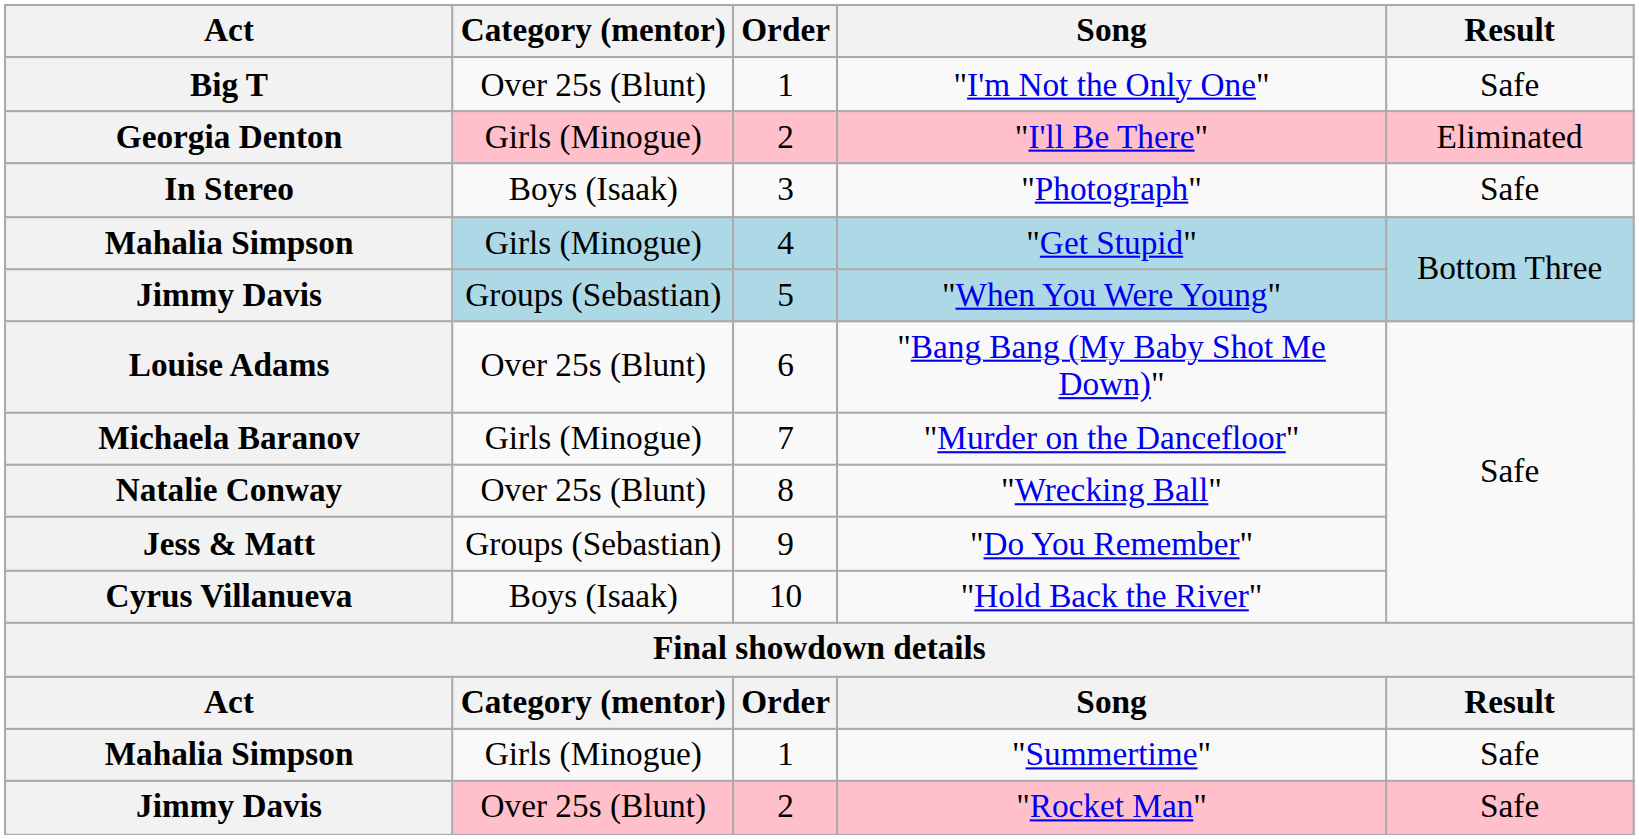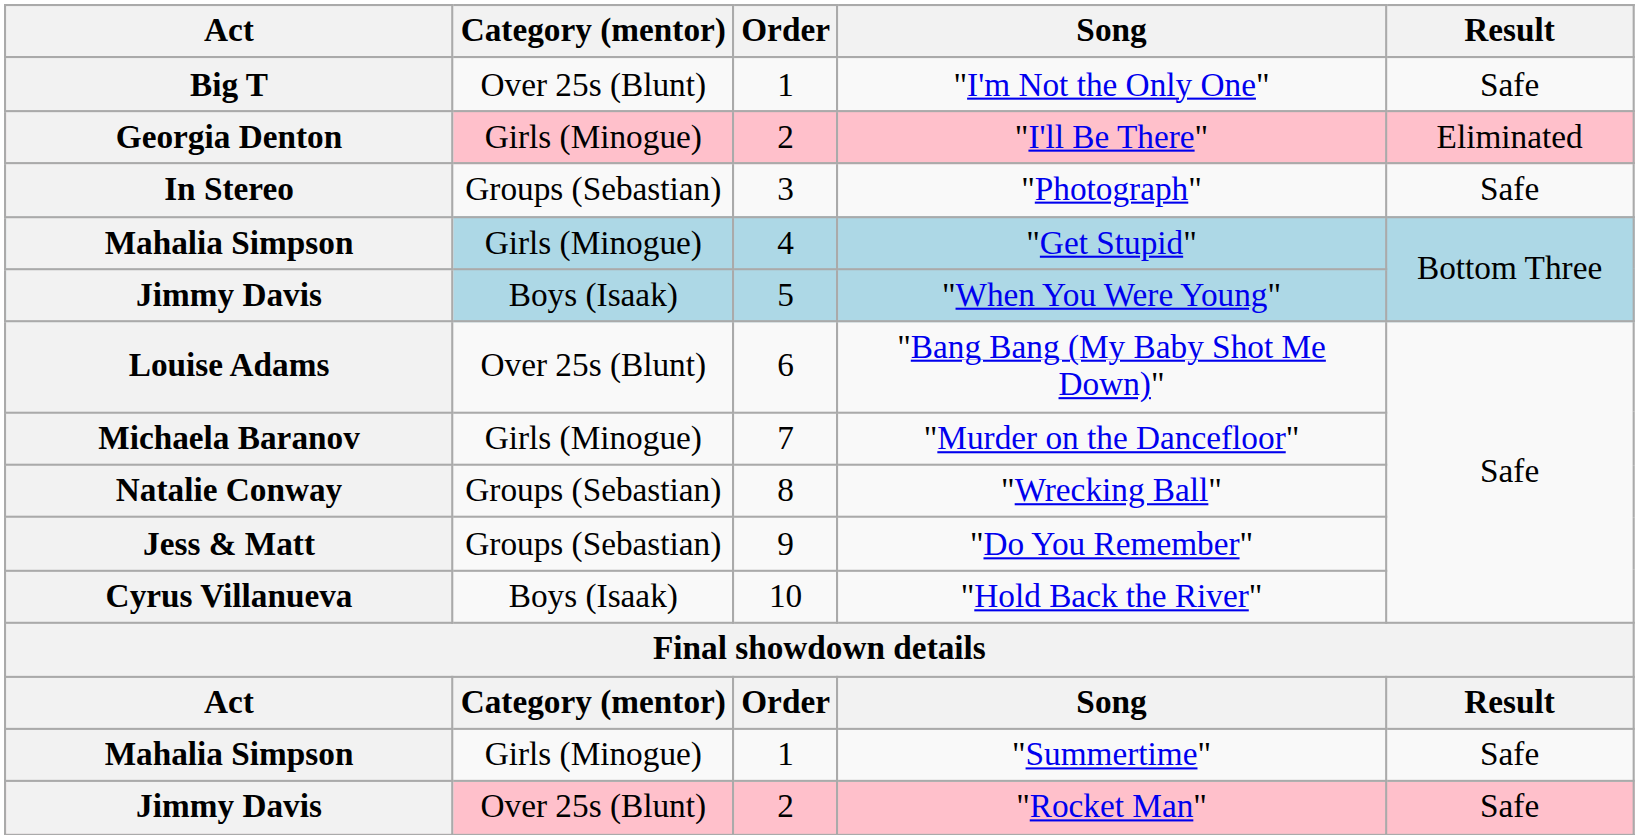(593, 189) Boys (Isaak) -> (593, 189) Groups (Sebastian)
(593, 294) Groups (Sebastian) -> (593, 294) Boys (Isaak)
(593, 490) Over 25s (Blunt) -> (593, 490) Groups (Sebastian)
